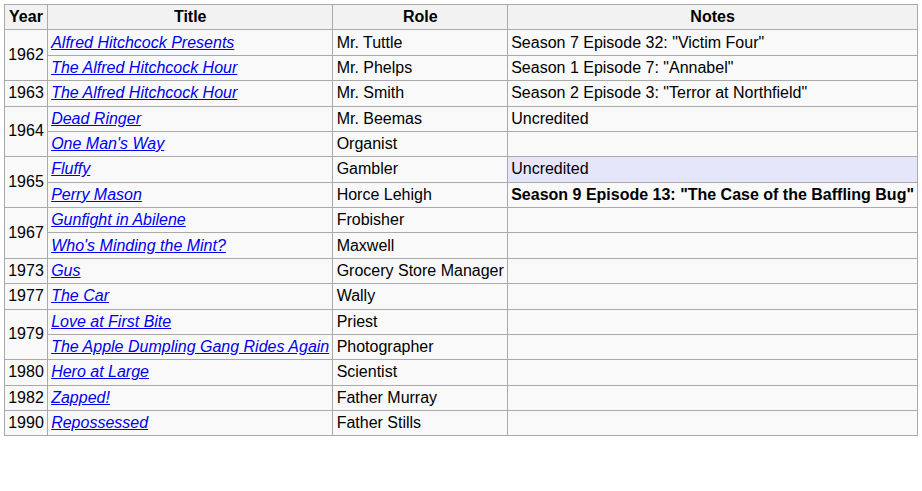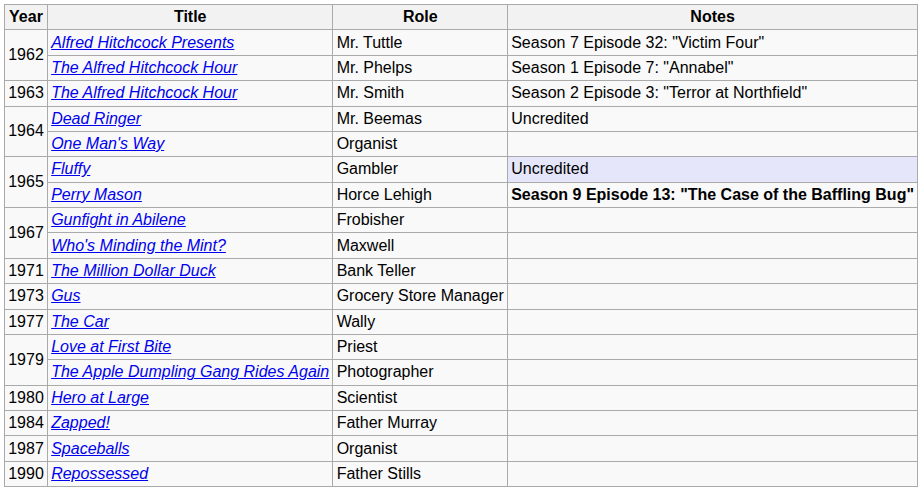+ row: (133, 270)
(26, 397) 1982 -> (26, 423) 1984
+ row: (90, 448)
